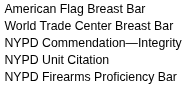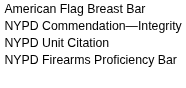- row: (89, 26)
